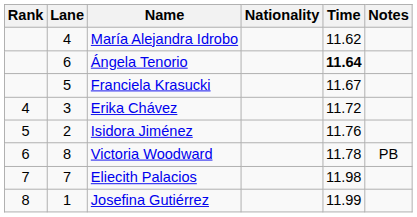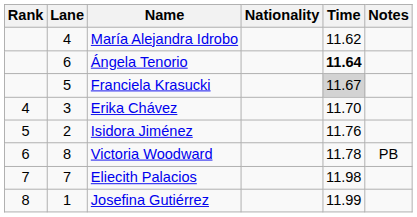(344, 85) no background -> (344, 85) lightgrey background
(344, 108) 11.72 -> (344, 108) 11.70
